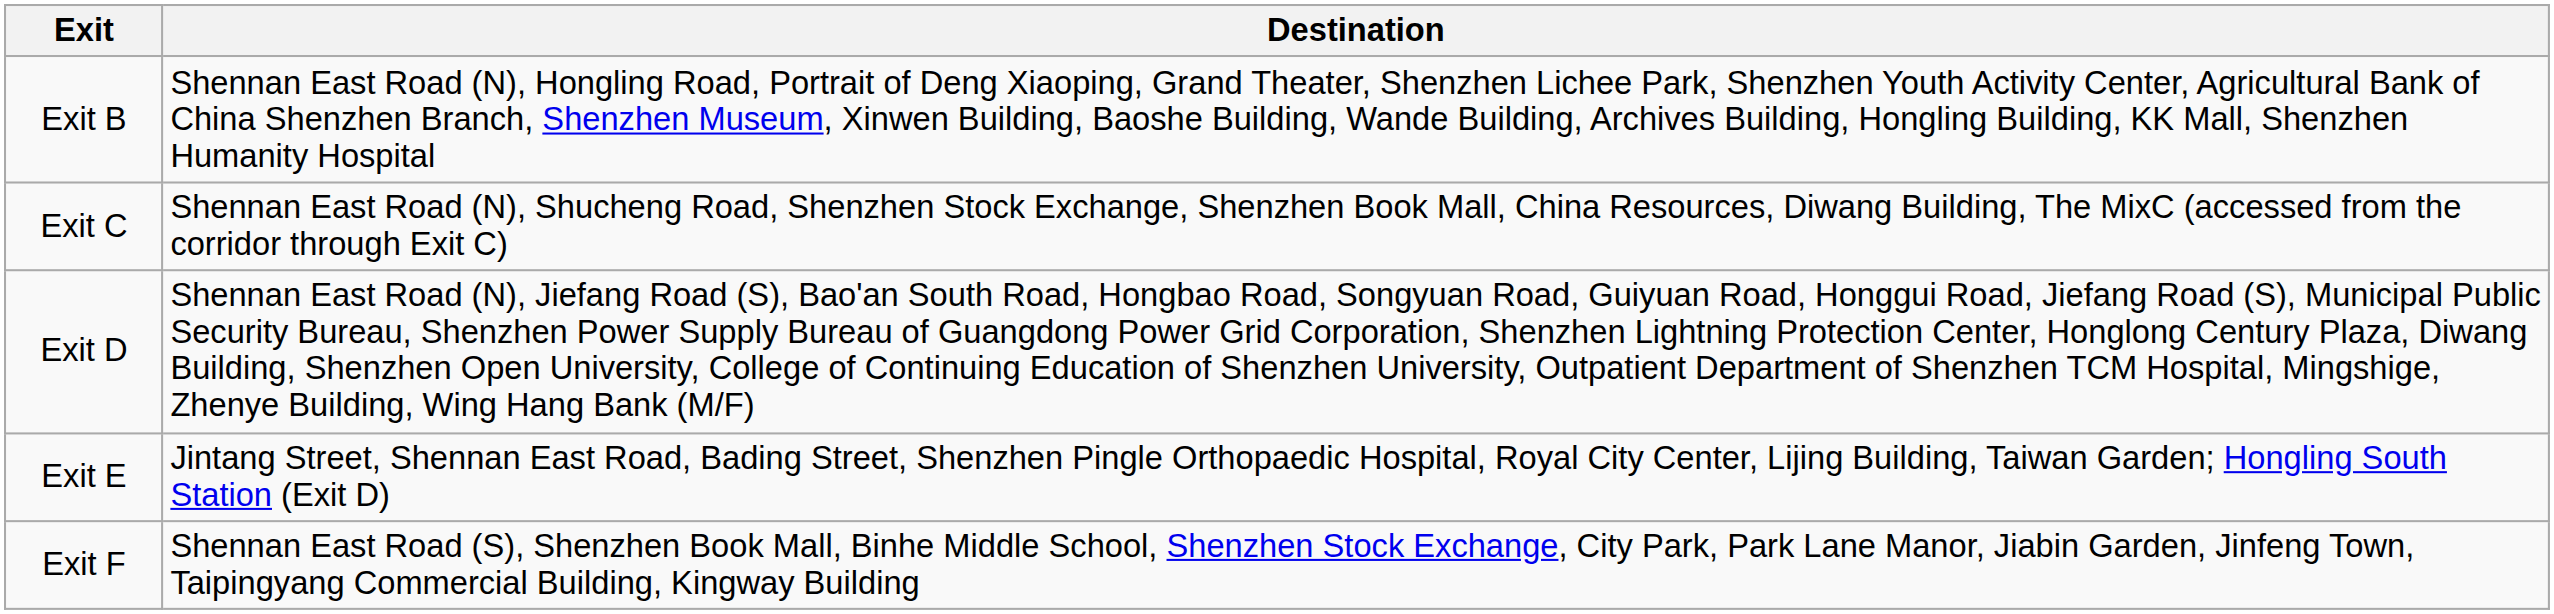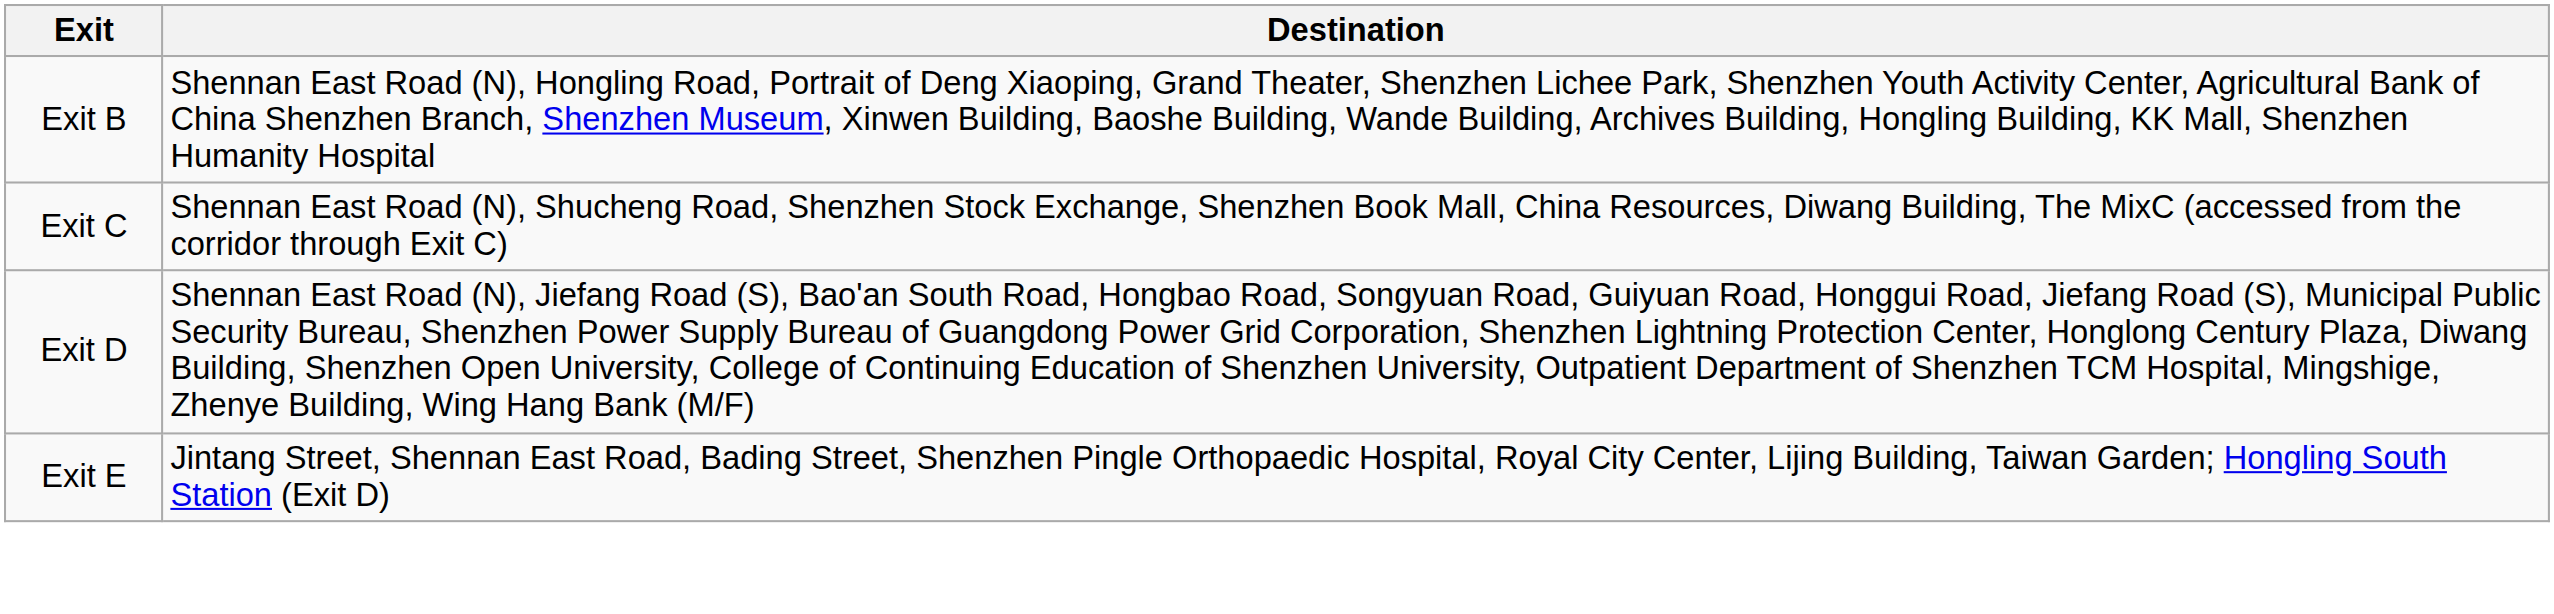- row: (84, 564)
